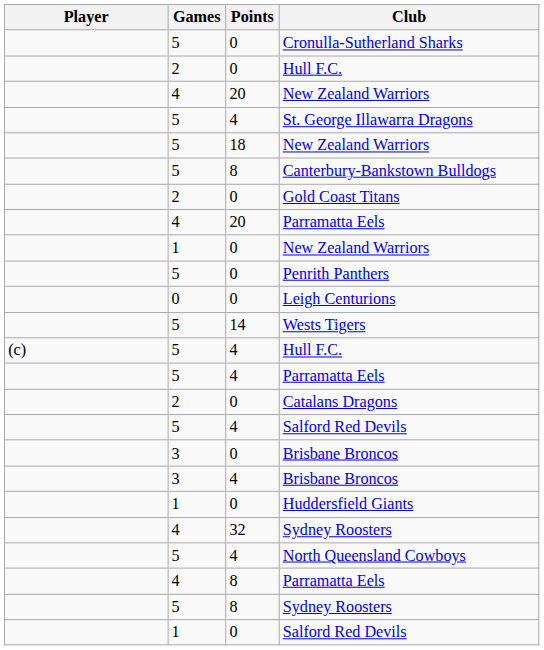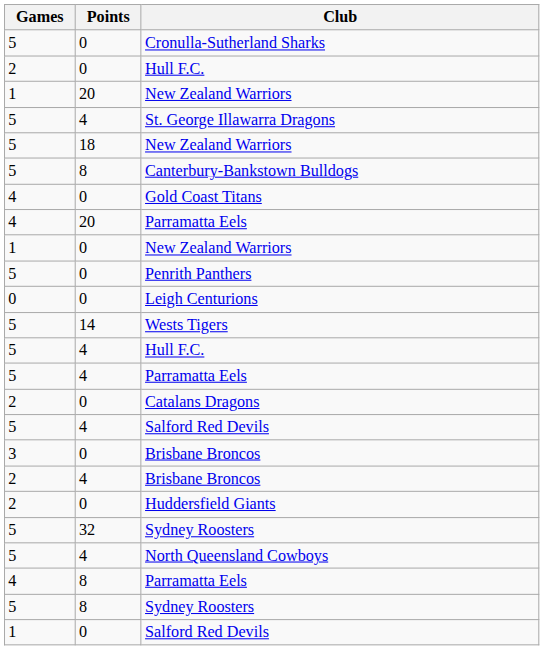- column: (86, 17)
(176, 94) 4 -> (12, 94) 1
(176, 196) 2 -> (12, 196) 4
(176, 478) 3 -> (12, 478) 2
(176, 504) 1 -> (12, 504) 2
(176, 529) 4 -> (12, 529) 5
